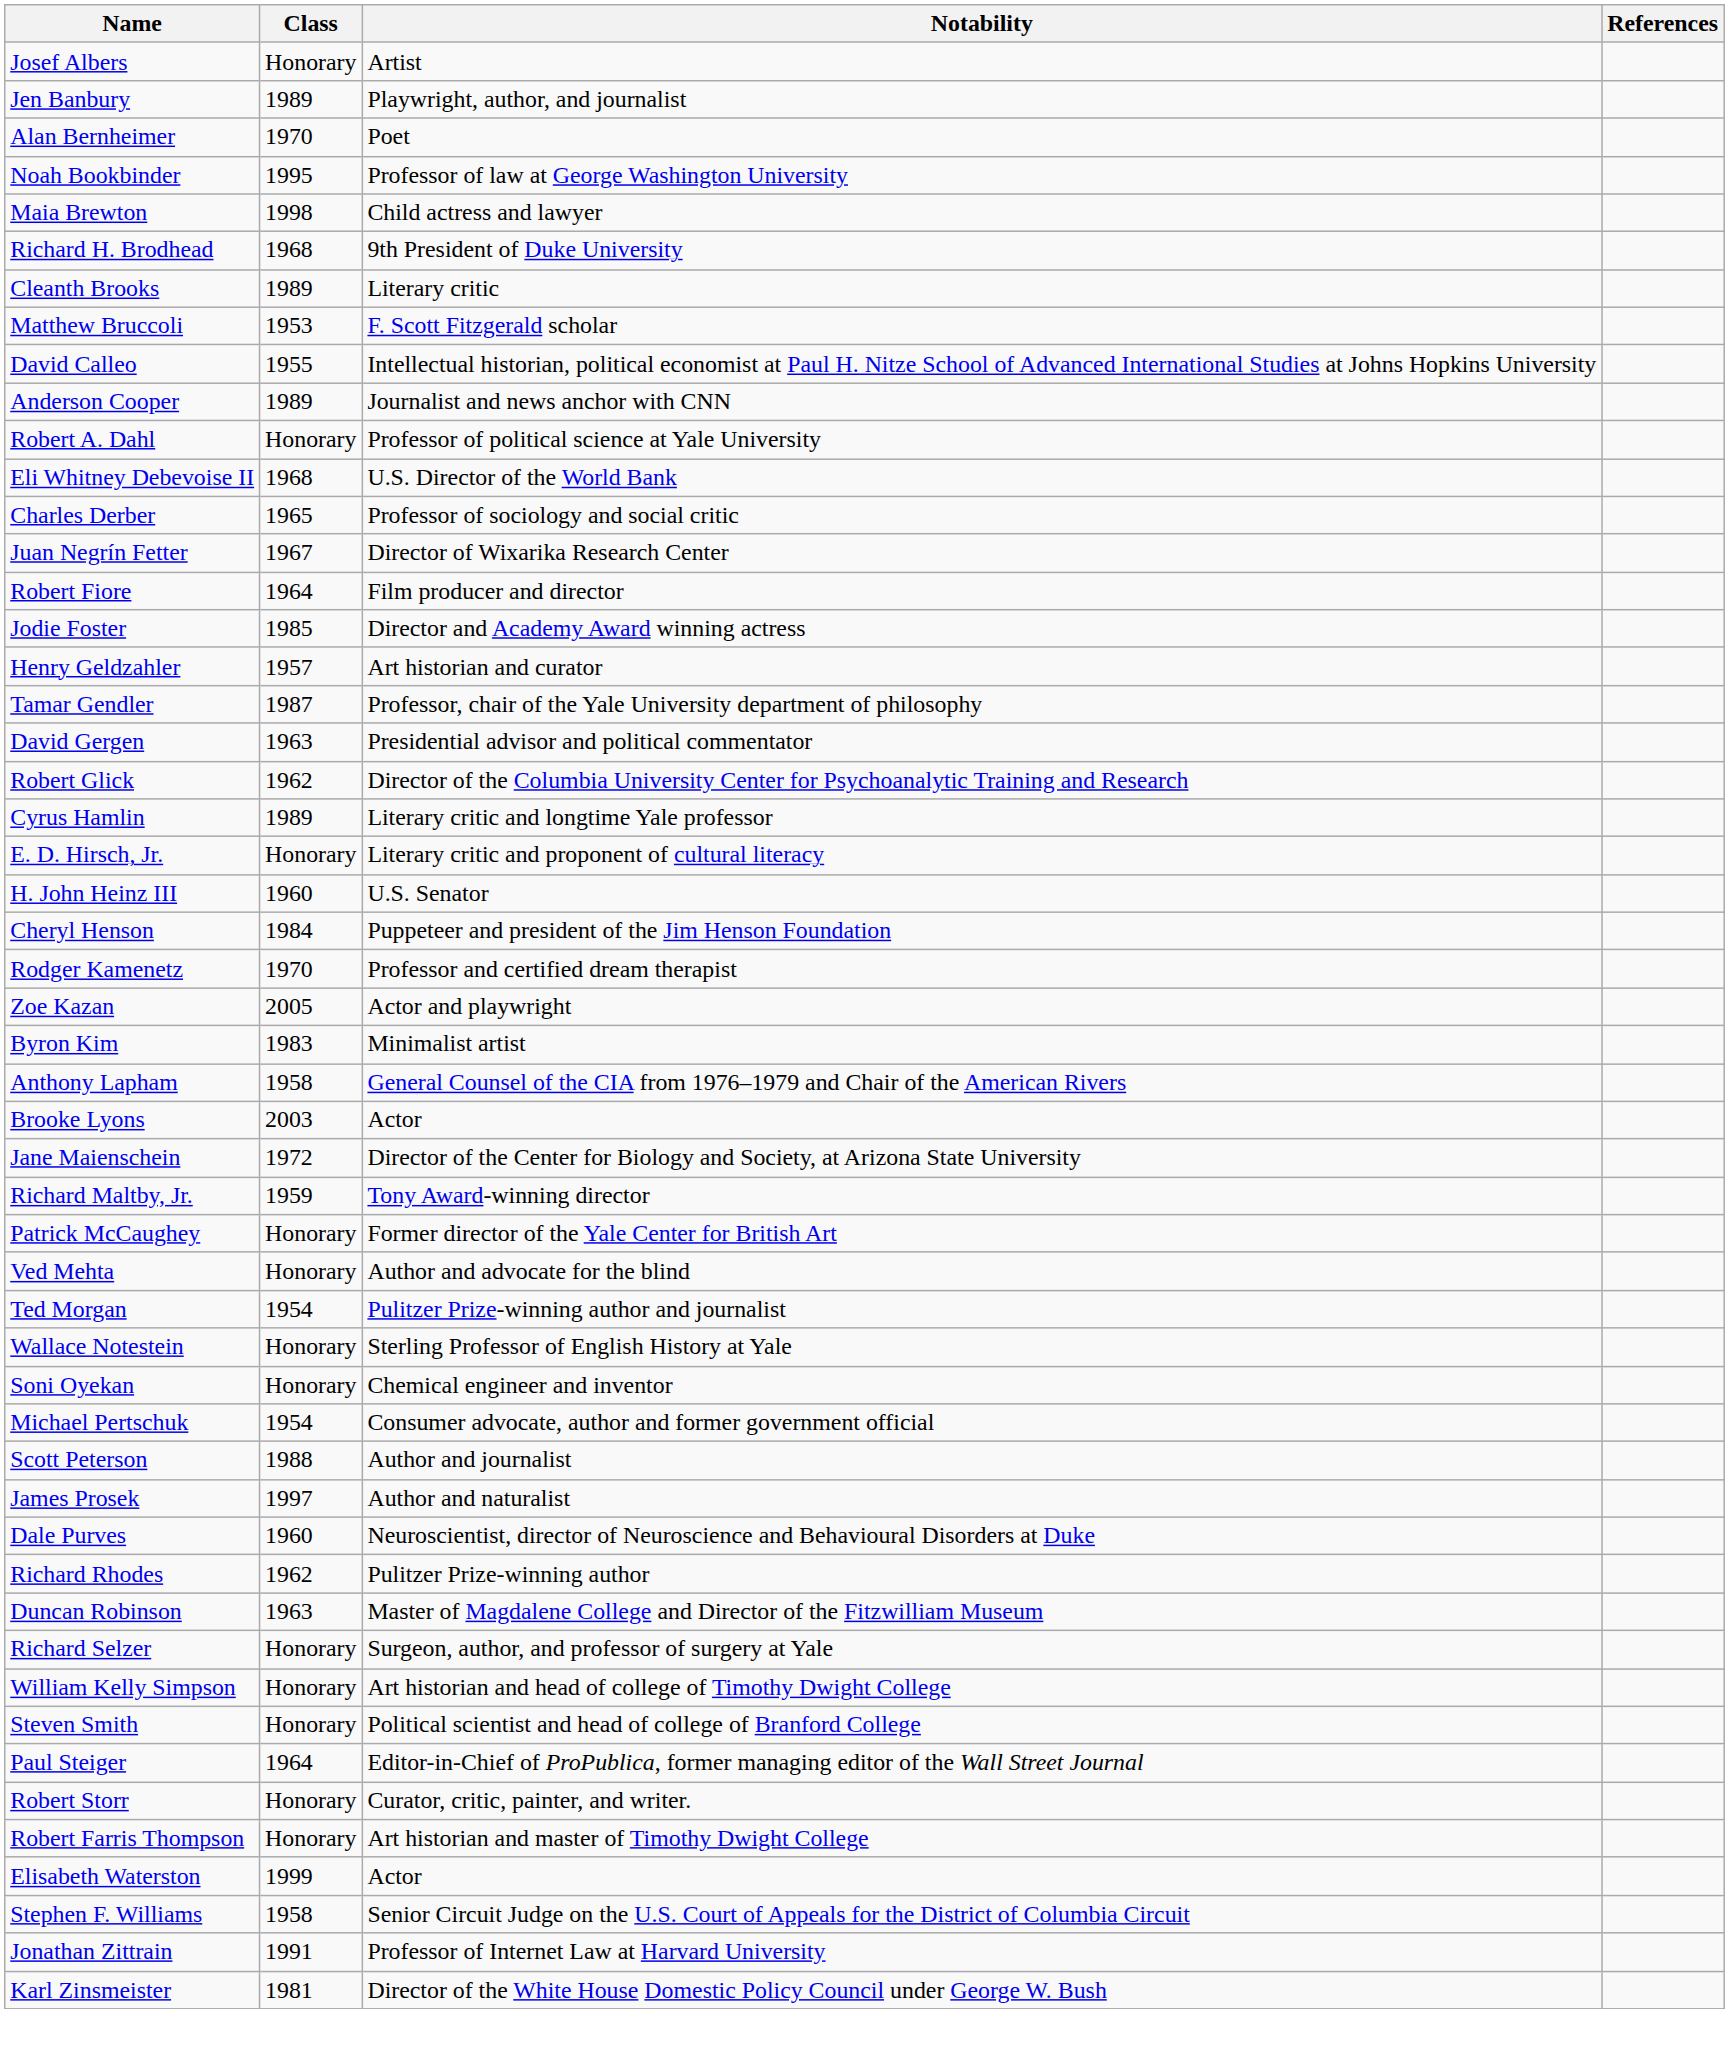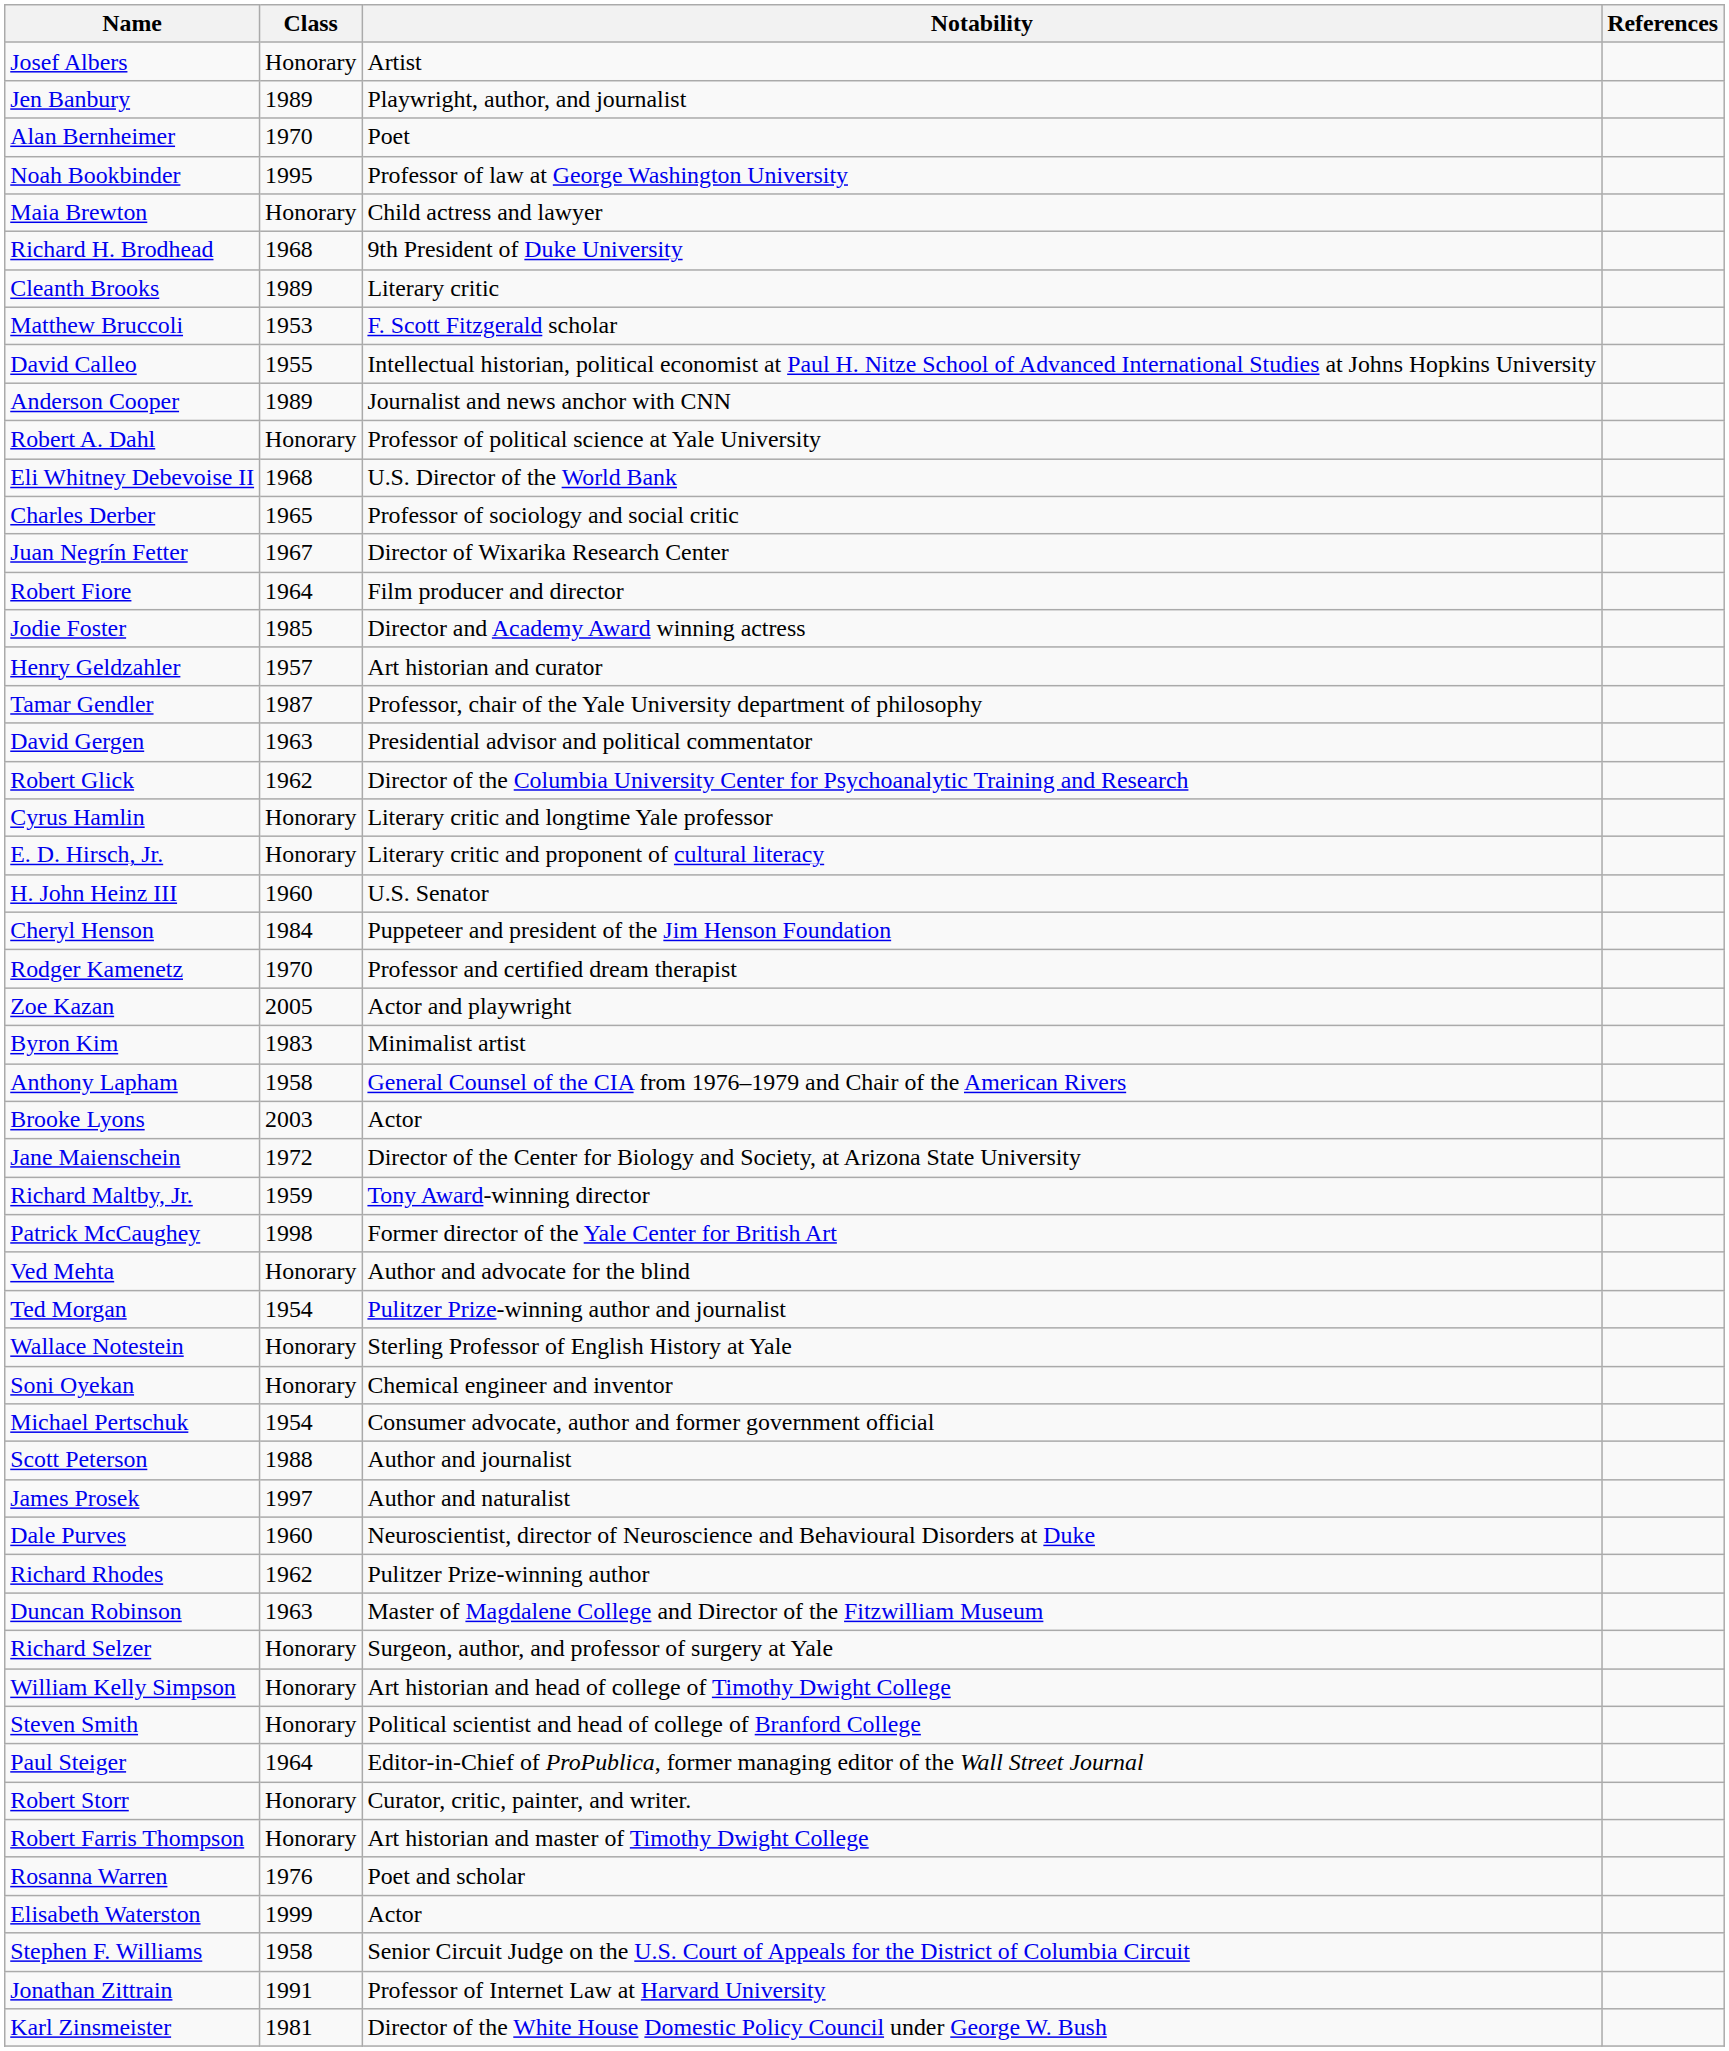(289, 212) 1998 -> (311, 212) Honorary
(289, 817) 1989 -> (311, 817) Honorary
(311, 1233) Honorary -> (289, 1233) 1998
+ row: (89, 1876)
